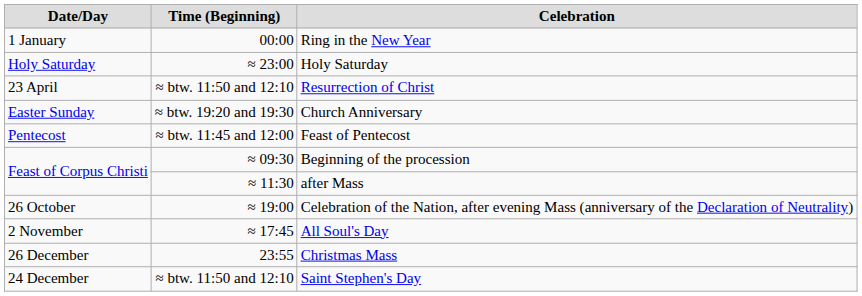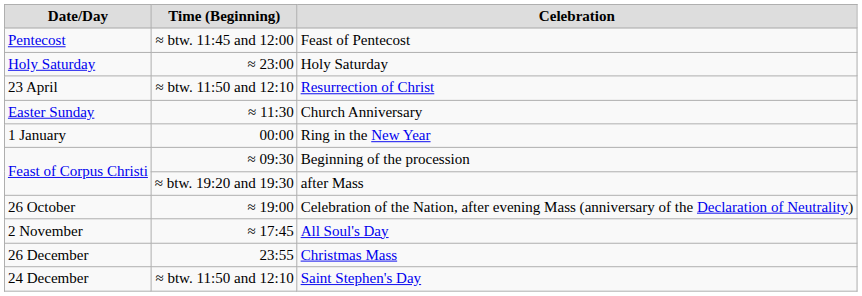rows swapped: (366, 40) <-> (355, 135)
(224, 111) ≈ btw. 19:20 and 19:30 -> (271, 111) ≈ 11:30
(271, 183) ≈ 11:30 -> (224, 183) ≈ btw. 19:20 and 19:30
